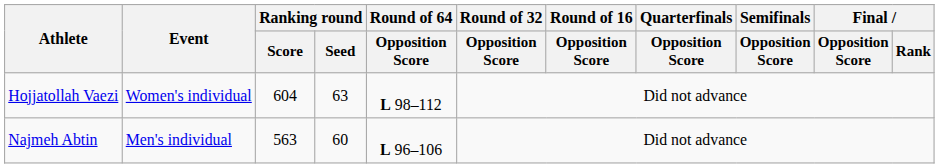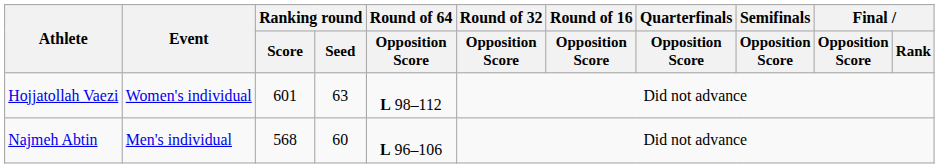(285, 95) 604 -> (285, 95) 601
(285, 140) 563 -> (285, 140) 568
